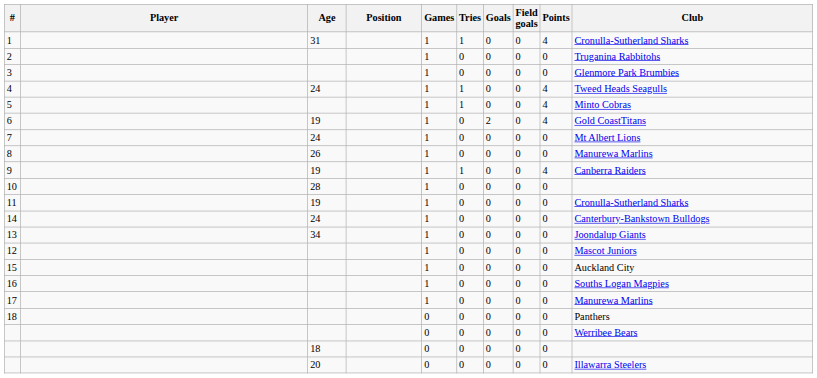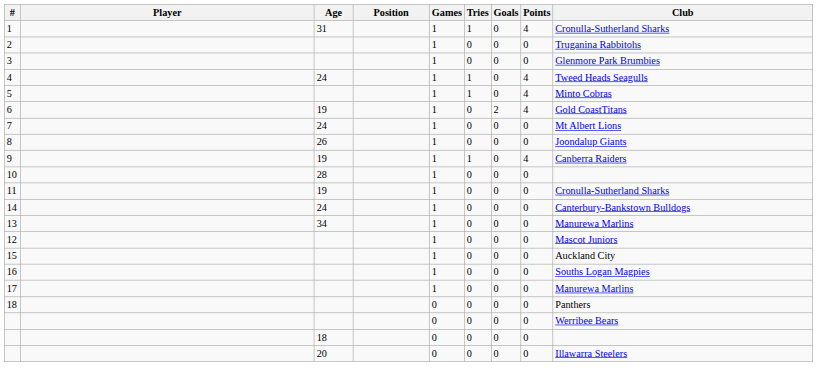- column: (527, 18)
(614, 154) Manurewa Marlins -> (591, 142) Joondalup Giants
(610, 235) Joondalup Giants -> (594, 223) Manurewa Marlins
